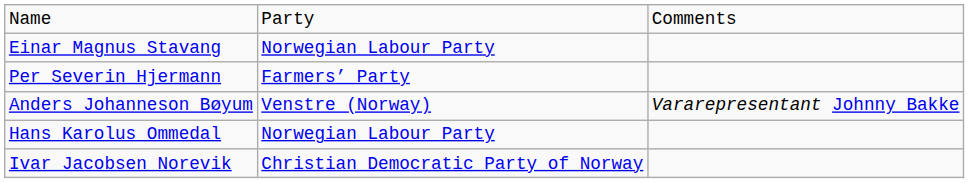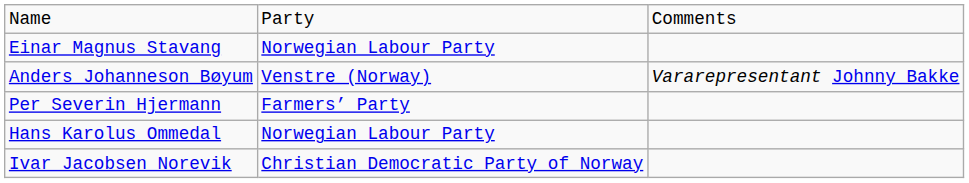rows swapped: (115, 77) <-> (131, 106)
